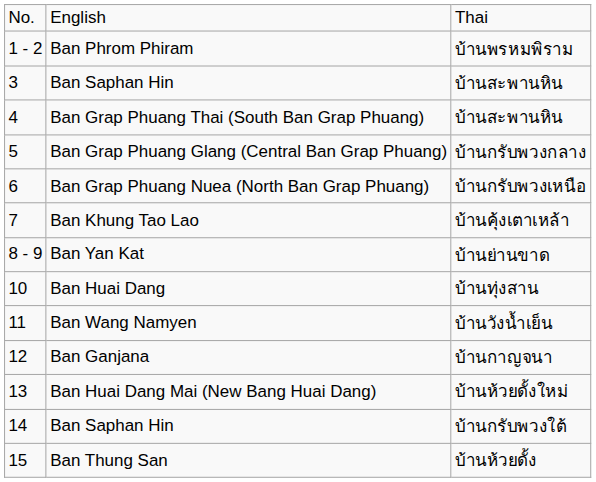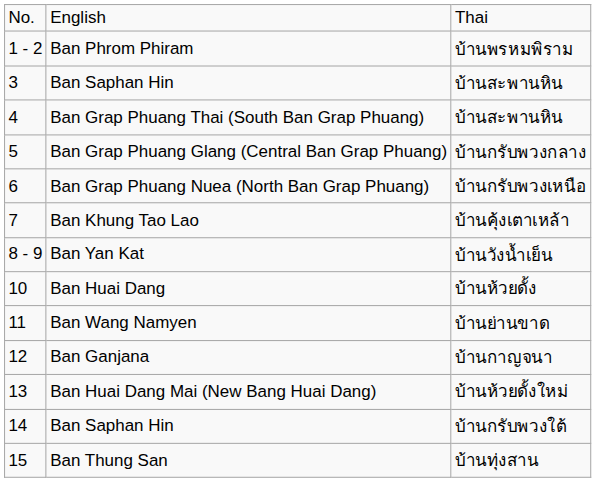(502, 254) บ้านย่านขาด -> (504, 254) บ้านวังน้ำเย็น
(497, 289) บ้านทุ่งสาน -> (496, 289) บ้านห้วยดั้ง
(504, 323) บ้านวังน้ำเย็น -> (502, 323) บ้านย่านขาด
(496, 460) บ้านห้วยดั้ง -> (497, 460) บ้านทุ่งสาน
